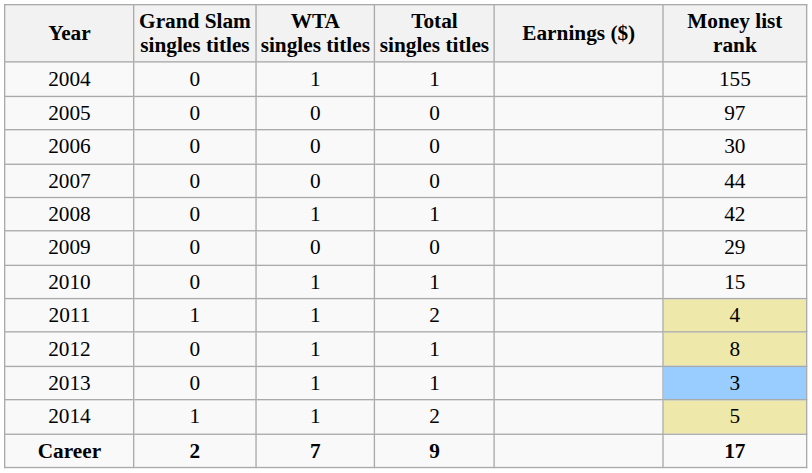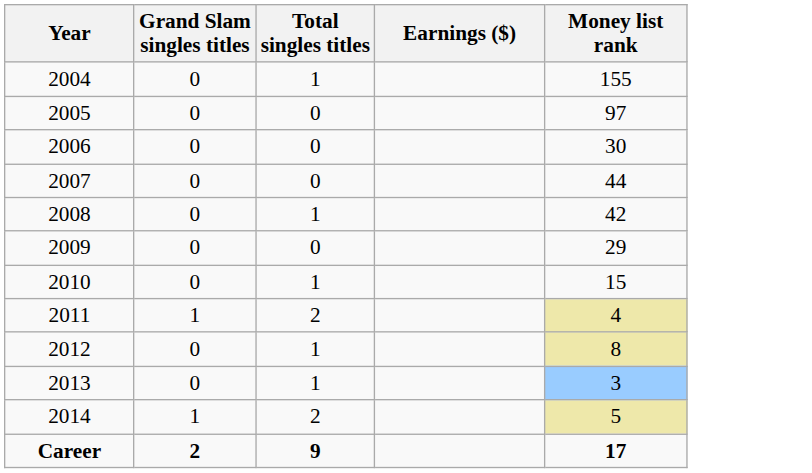- column: (315, 33)
